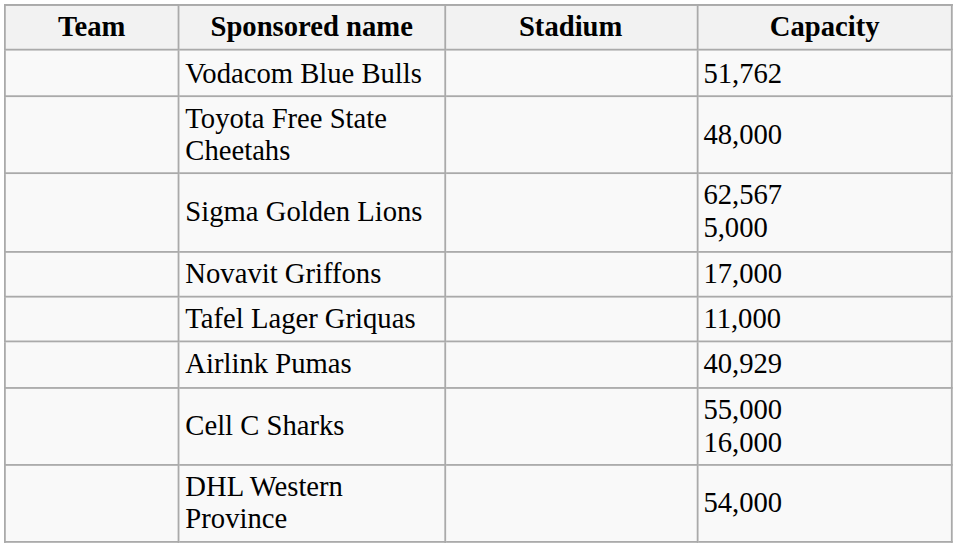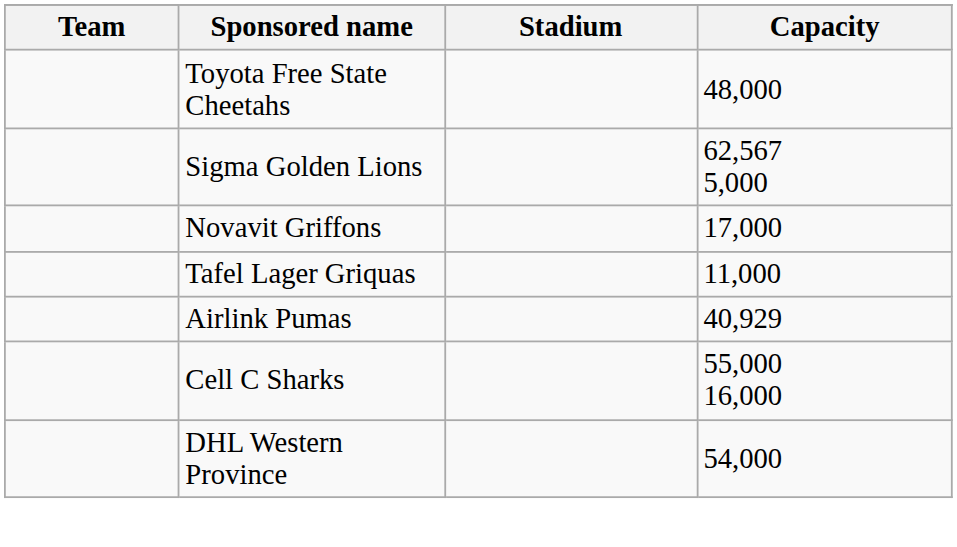- row: (304, 72)
